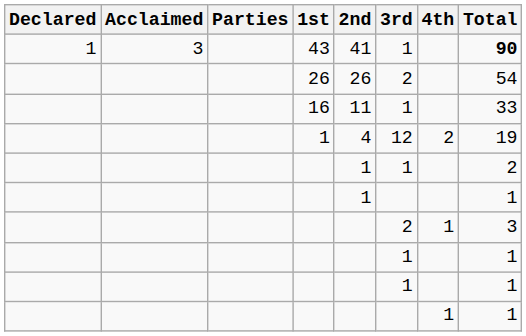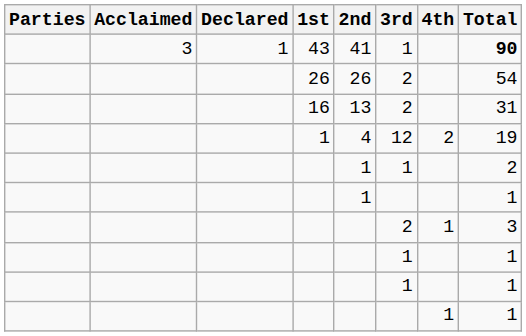columns swapped: (250, 20) <-> (53, 20)
(360, 109) 11 -> (360, 109) 13
(407, 109) 1 -> (407, 109) 2
(507, 109) 33 -> (507, 109) 31
